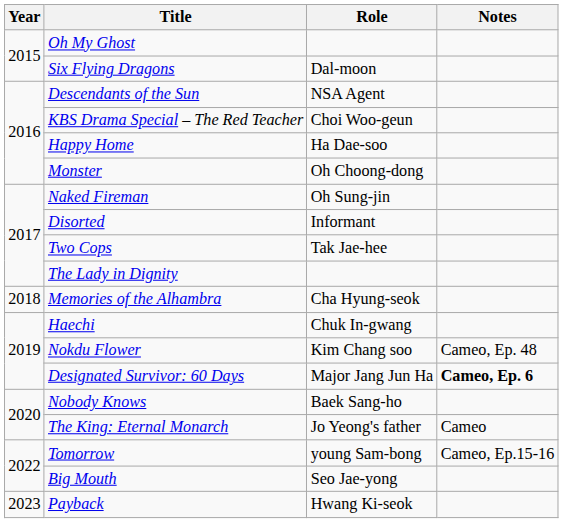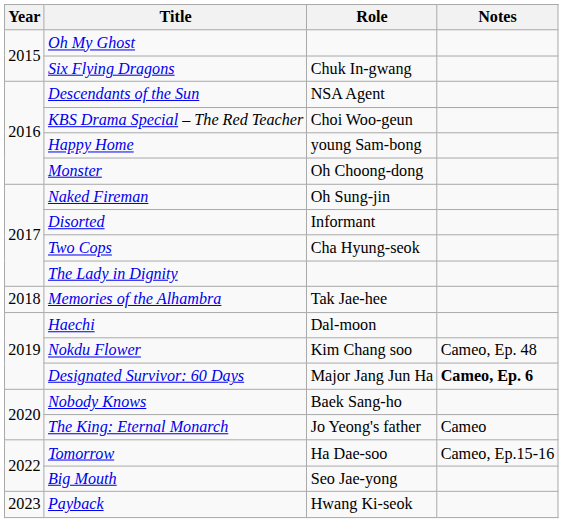(343, 68) Dal-moon -> (361, 68) Chuk In-gwang
(349, 145) Ha Dae-soo -> (366, 145) young Sam-bong
(349, 247) Tak Jae-hee -> (365, 247) Cha Hyung-seok
(365, 299) Cha Hyung-seok -> (349, 299) Tak Jae-hee
(361, 324) Chuk In-gwang -> (343, 324) Dal-moon
(366, 453) young Sam-bong -> (349, 453) Ha Dae-soo
